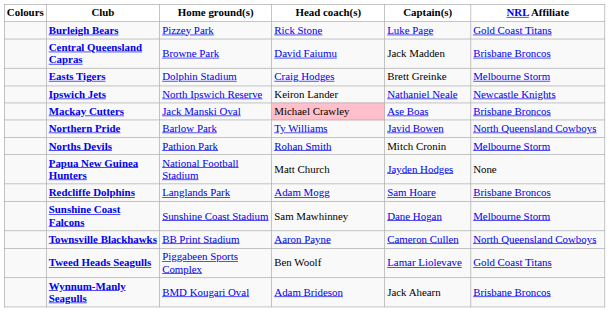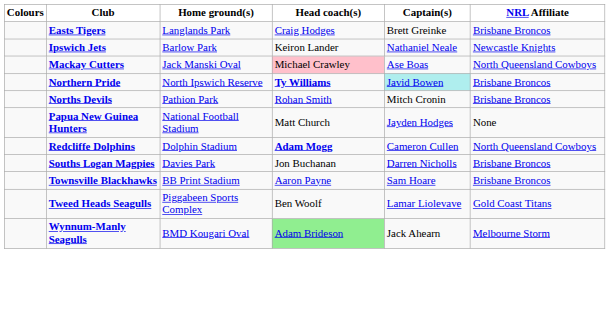- row: (84, 30)
- row: (95, 53)
(199, 77) Dolphin Stadium -> (196, 30) Langlands Park
(512, 77) Melbourne Storm -> (512, 30) Brisbane Broncos
(212, 94) North Ipswich Reserve -> (190, 47) Barlow Park
(512, 111) Brisbane Broncos -> (535, 64) North Queensland Cowboys
(189, 128) Barlow Park -> (212, 82) North Ipswich Reserve
(301, 128) normal -> (303, 82) bold
(415, 128) no background -> (415, 82) paleturquoise background
(535, 128) North Queensland Cowboys -> (512, 82) Brisbane Broncos
(512, 146) Melbourne Storm -> (512, 99) Brisbane Broncos
(196, 192) Langlands Park -> (200, 146) Dolphin Stadium
(302, 192) normal -> (304, 146) bold
(412, 192) Sam Hoare -> (423, 146) Cameron Cullen
(512, 192) Brisbane Broncos -> (535, 146) North Queensland Cowboys
+ row: (102, 163)
- row: (85, 216)
(423, 239) Cameron Cullen -> (411, 180) Sam Hoare
(535, 239) North Queensland Cowboys -> (512, 180) Brisbane Broncos
(309, 292) no background -> (309, 233) lightgreen background
(512, 292) Brisbane Broncos -> (511, 233) Melbourne Storm
